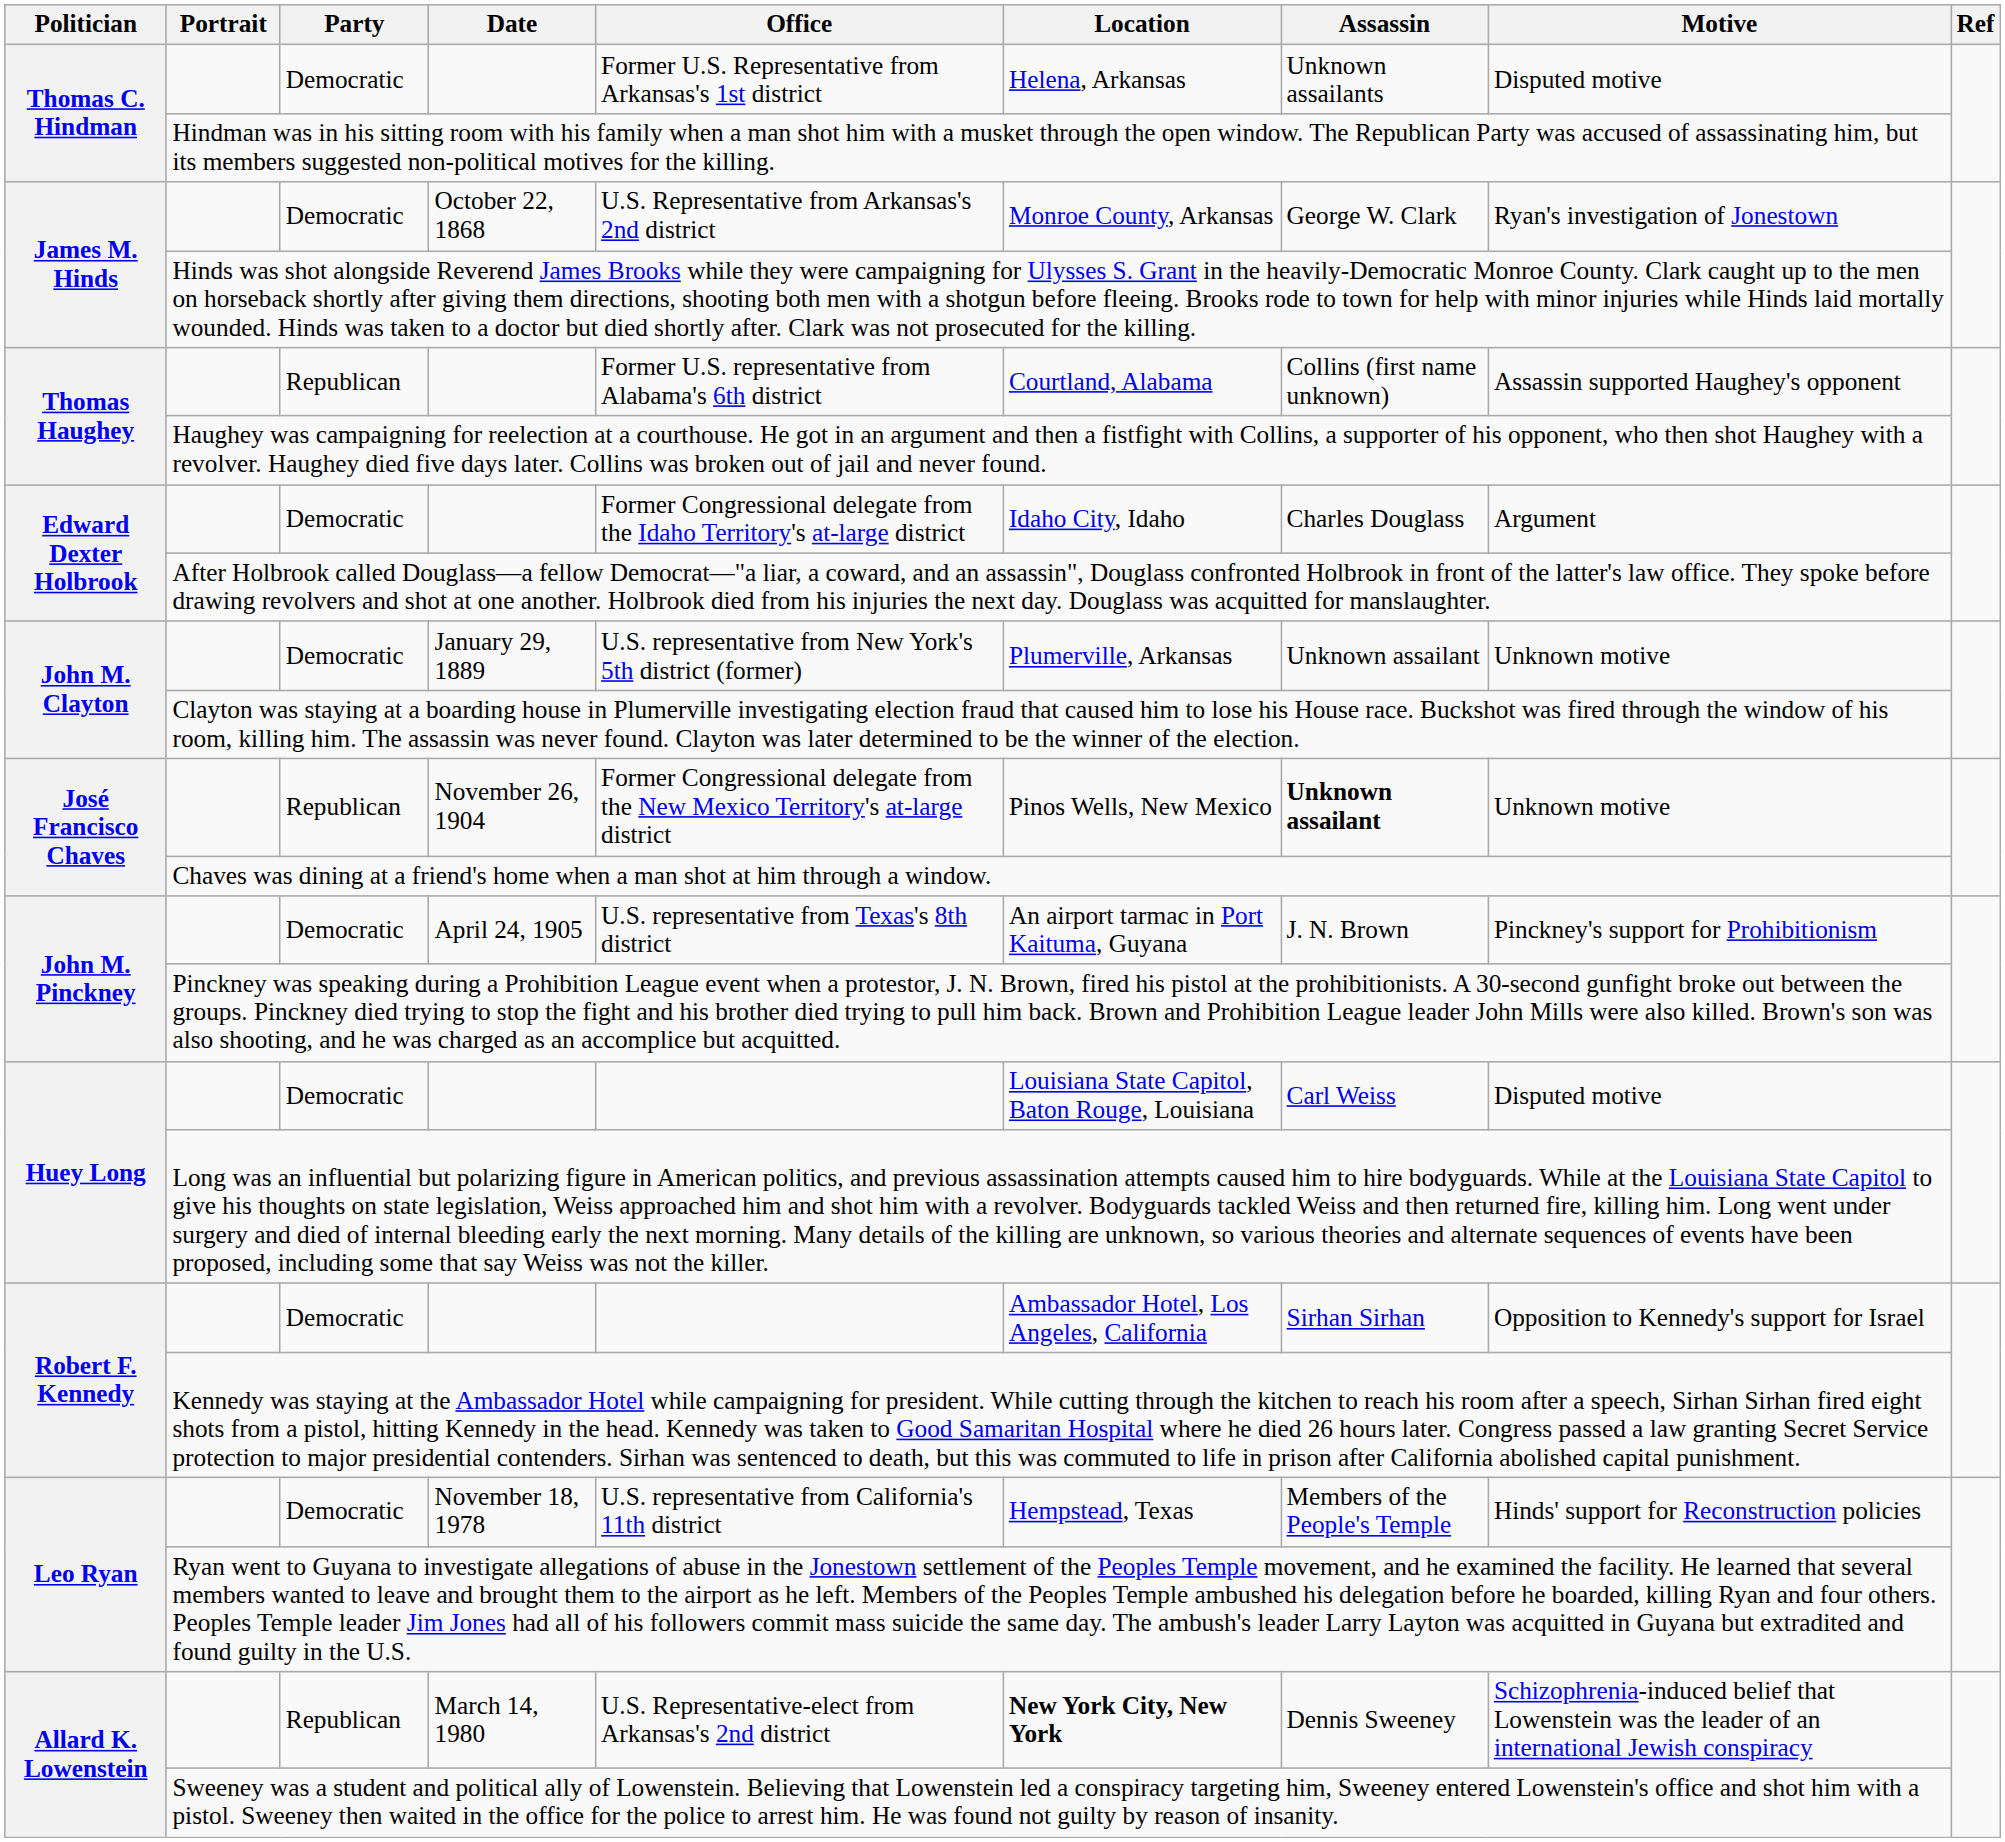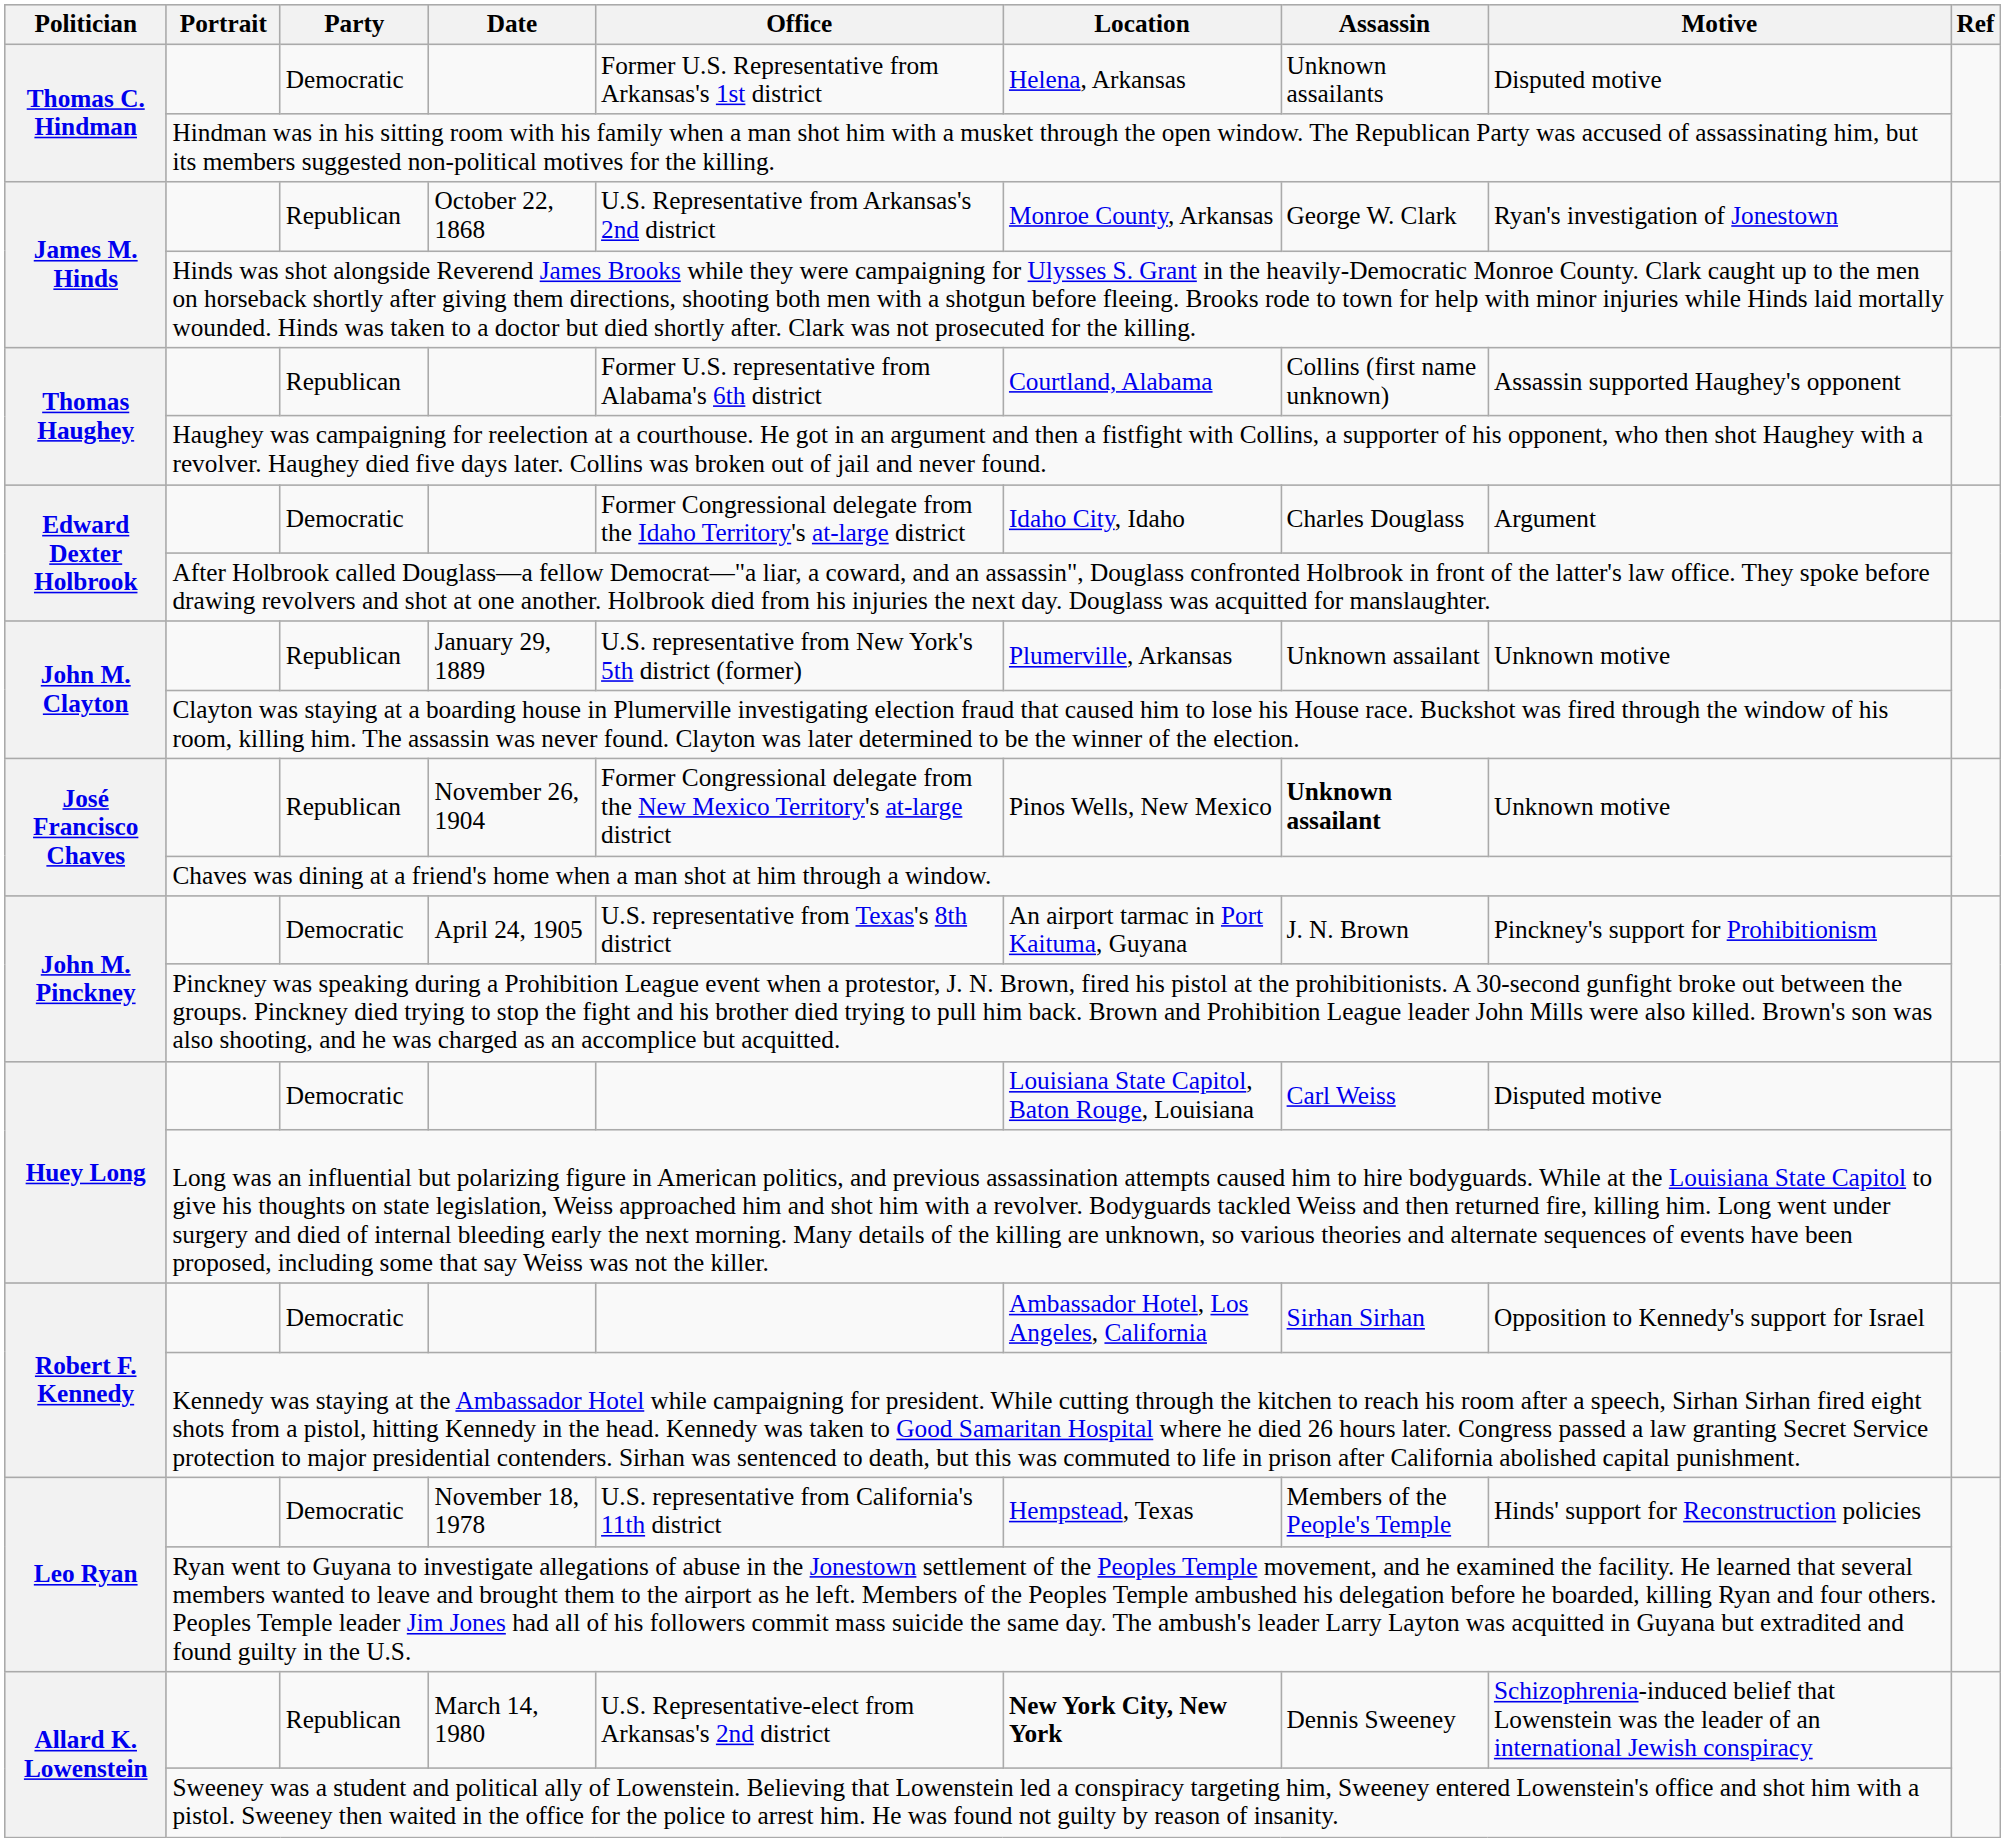(345, 215) Democratic -> (343, 215) Republican
(345, 655) Democratic -> (343, 655) Republican
